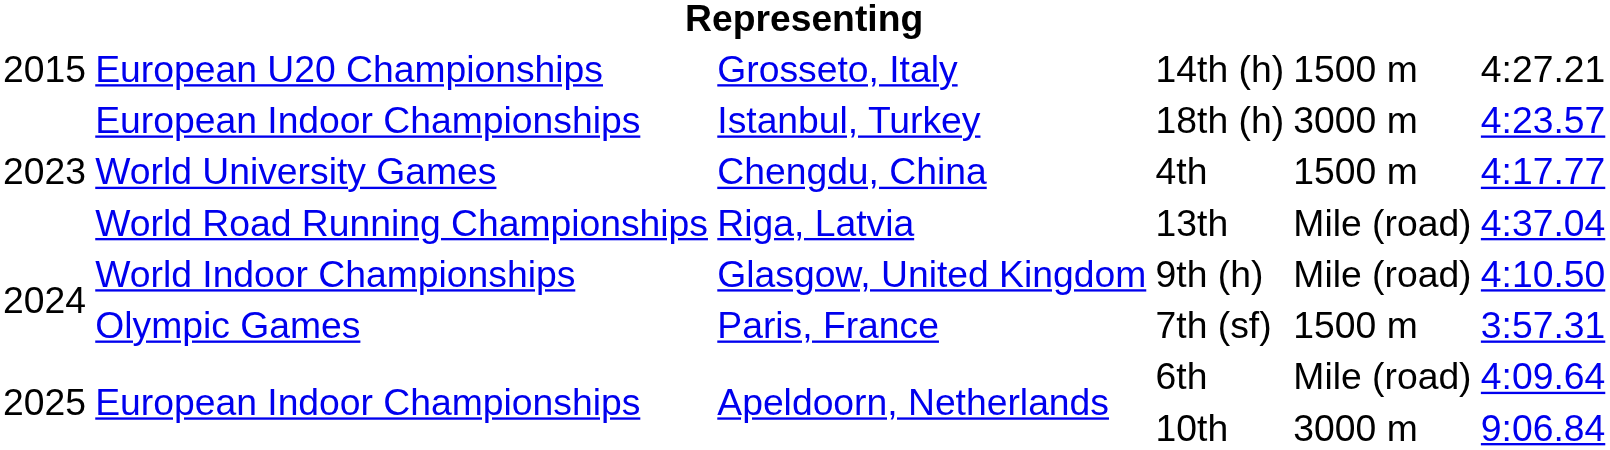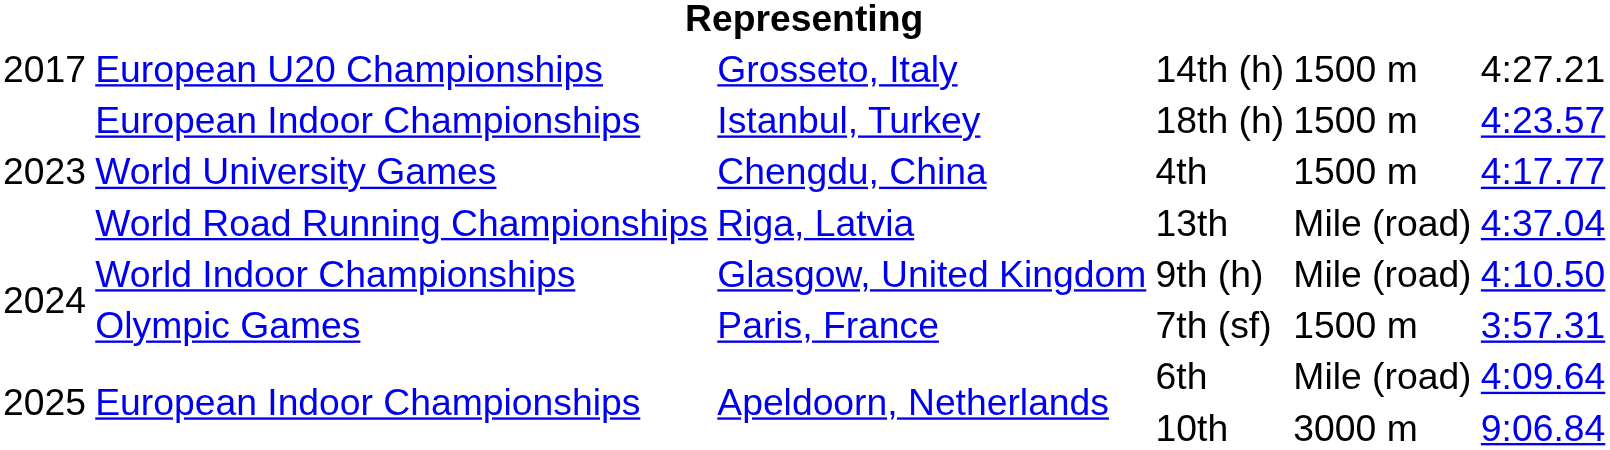(44, 69) 2015 -> (44, 69) 2017
(1356, 120) 3000 m -> (1356, 120) 1500 m
